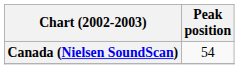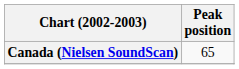(208, 52) 54 -> (208, 52) 65
